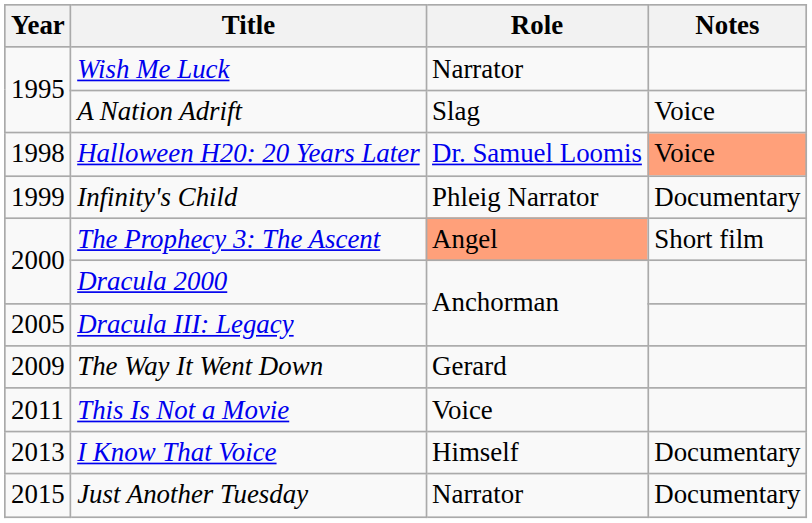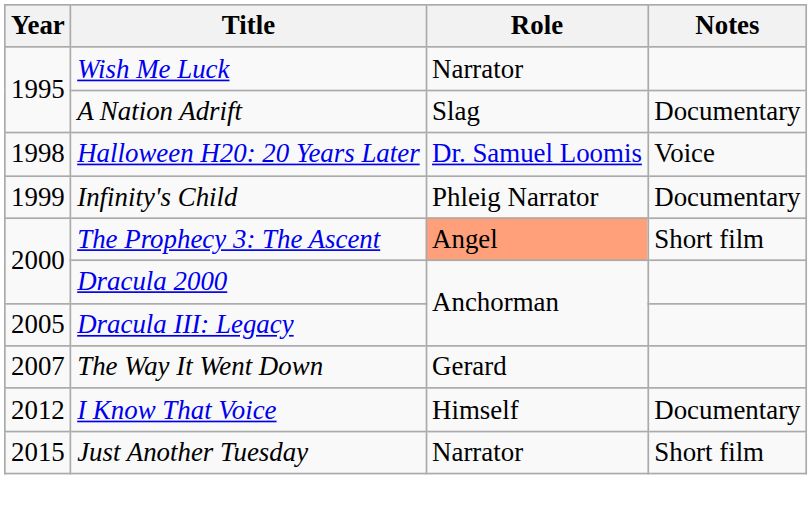(685, 111) Voice -> (727, 111) Documentary
(685, 153) lightsalmon background -> (685, 153) no background
(38, 366) 2009 -> (38, 366) 2007
- row: (183, 409)
(38, 452) 2013 -> (38, 409) 2012
(727, 494) Documentary -> (709, 452) Short film
